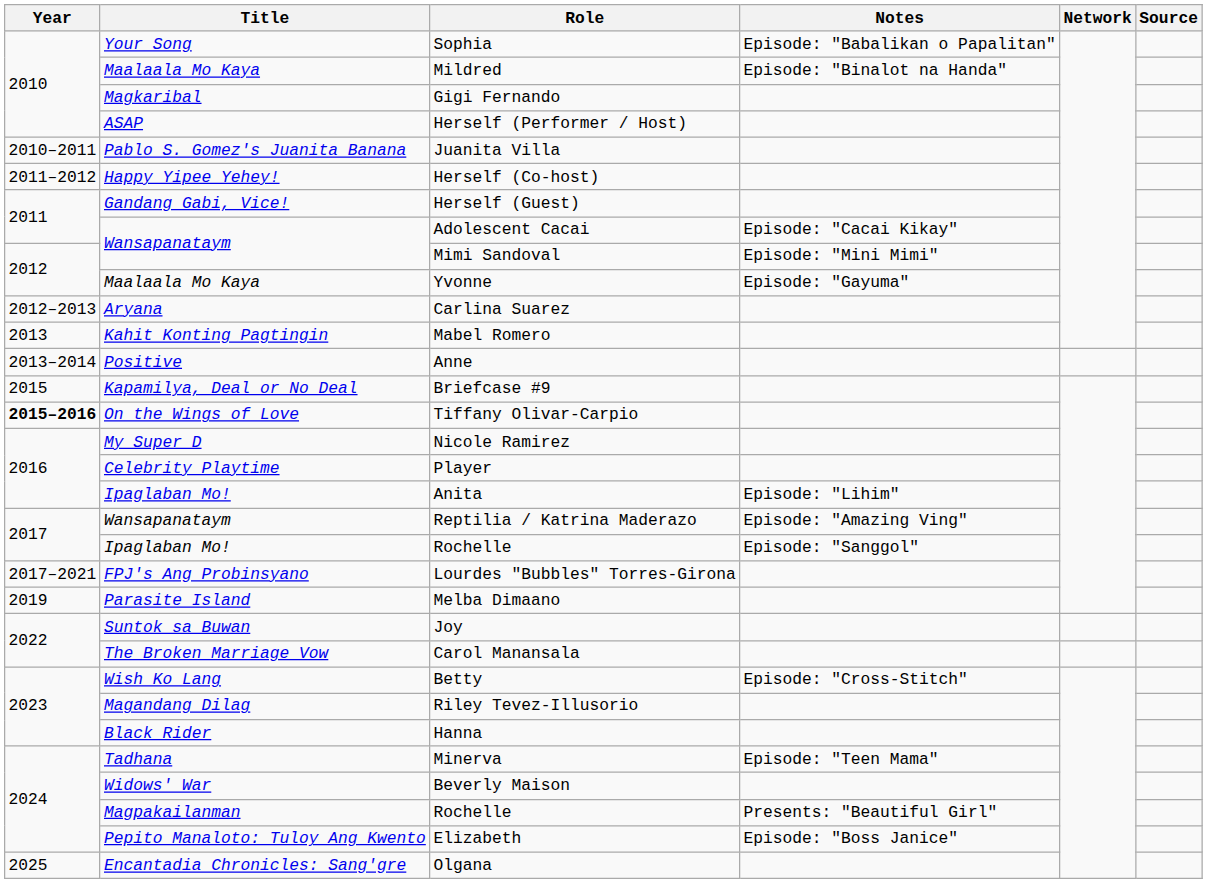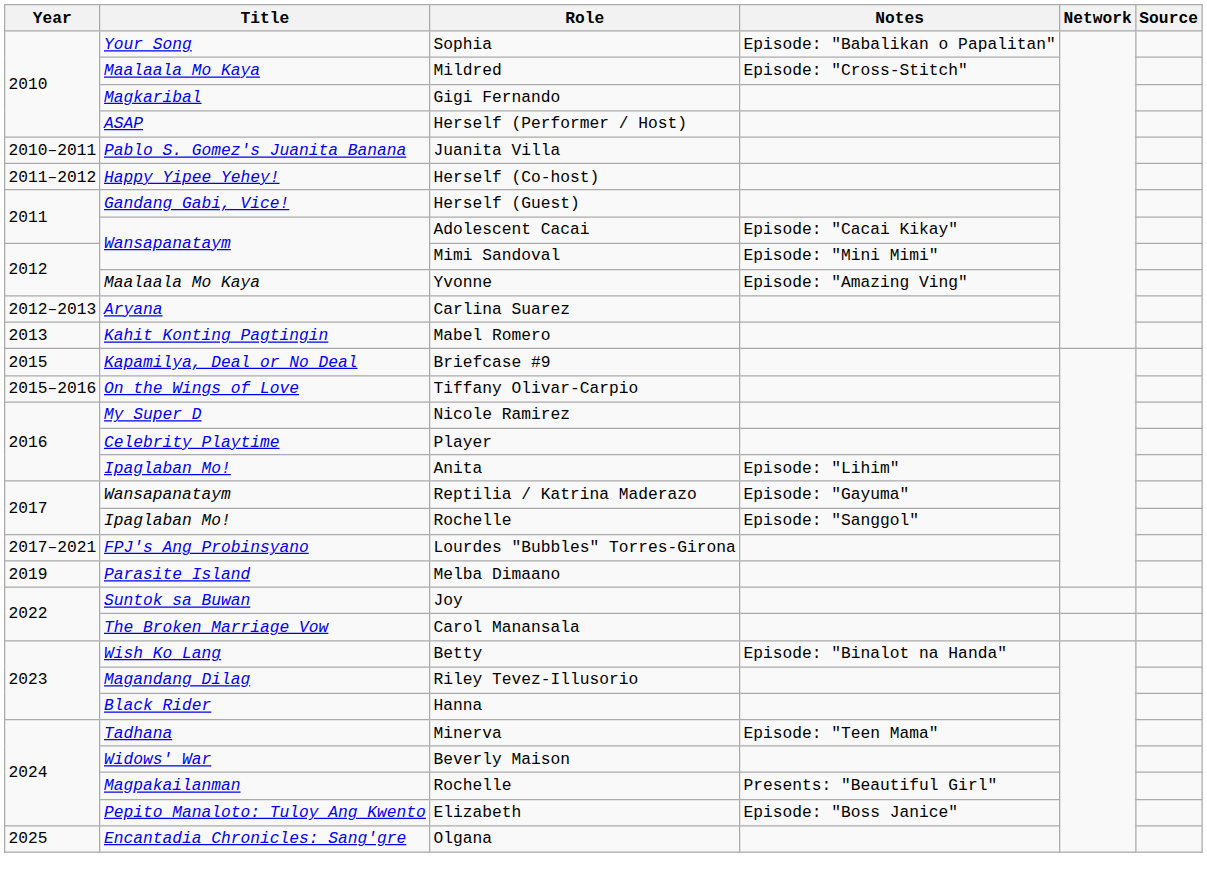(875, 71) Episode: "Binalot na Handa" -> (856, 71) Episode: "Cross-Stitch"
(826, 283) Episode: "Gayuma" -> (856, 283) Episode: "Amazing Ving"
- row: (143, 362)
(52, 415) bold -> (52, 389) normal
(856, 521) Episode: "Amazing Ving" -> (826, 495) Episode: "Gayuma"
(856, 680) Episode: "Cross-Stitch" -> (875, 653) Episode: "Binalot na Handa"
